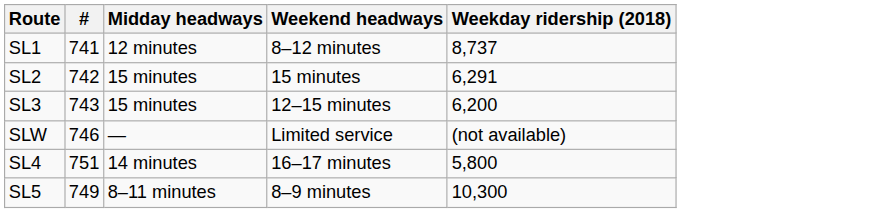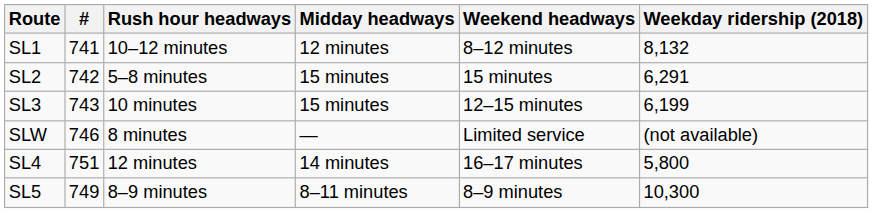+ column: (199, 18)
(474, 47) 8,737 -> (666, 47) 8,132
(474, 105) 6,200 -> (666, 105) 6,199
